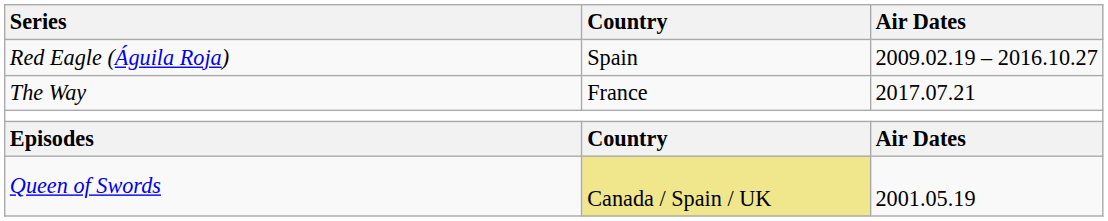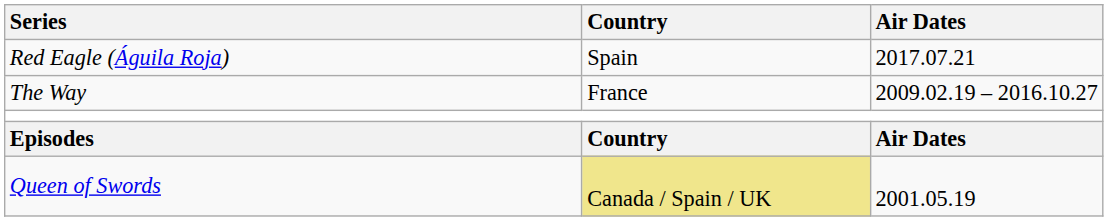(987, 57) 2009.02.19 – 2016.10.27 -> (925, 57) 2017.07.21
(925, 92) 2017.07.21 -> (987, 92) 2009.02.19 – 2016.10.27
